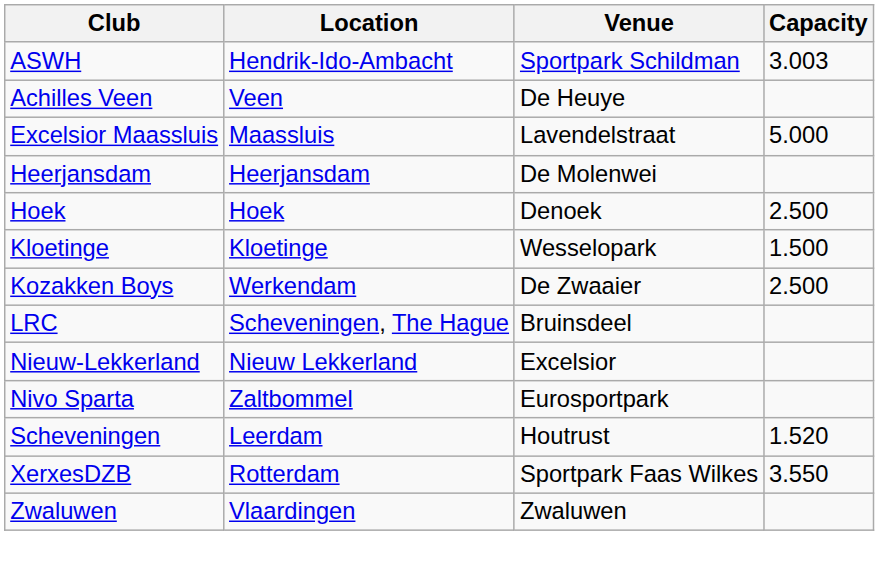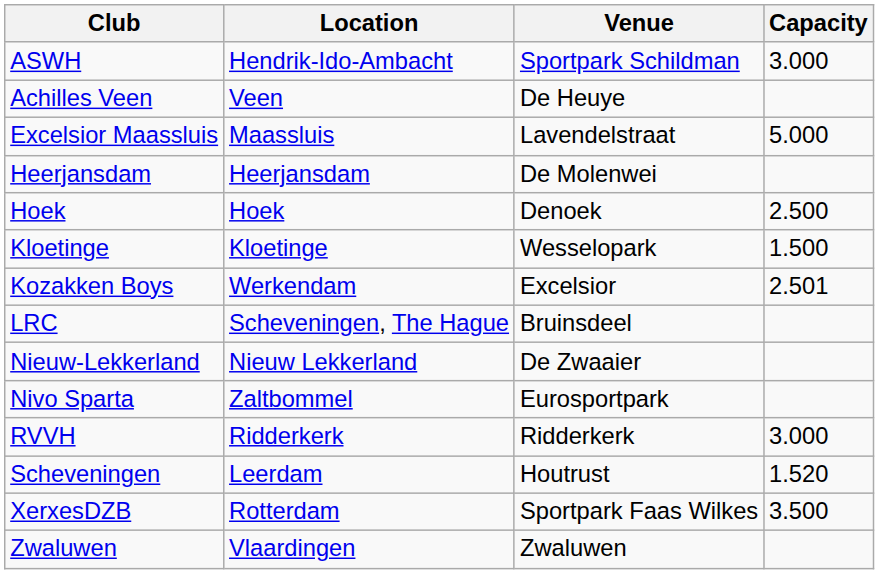(799, 60) 3.003 -> (799, 60) 3.000
(581, 286) De Zwaaier -> (568, 286) Excelsior
(799, 286) 2.500 -> (799, 286) 2.501
(568, 361) Excelsior -> (581, 361) De Zwaaier
+ row: (43, 436)
(799, 473) 3.550 -> (799, 511) 3.500
